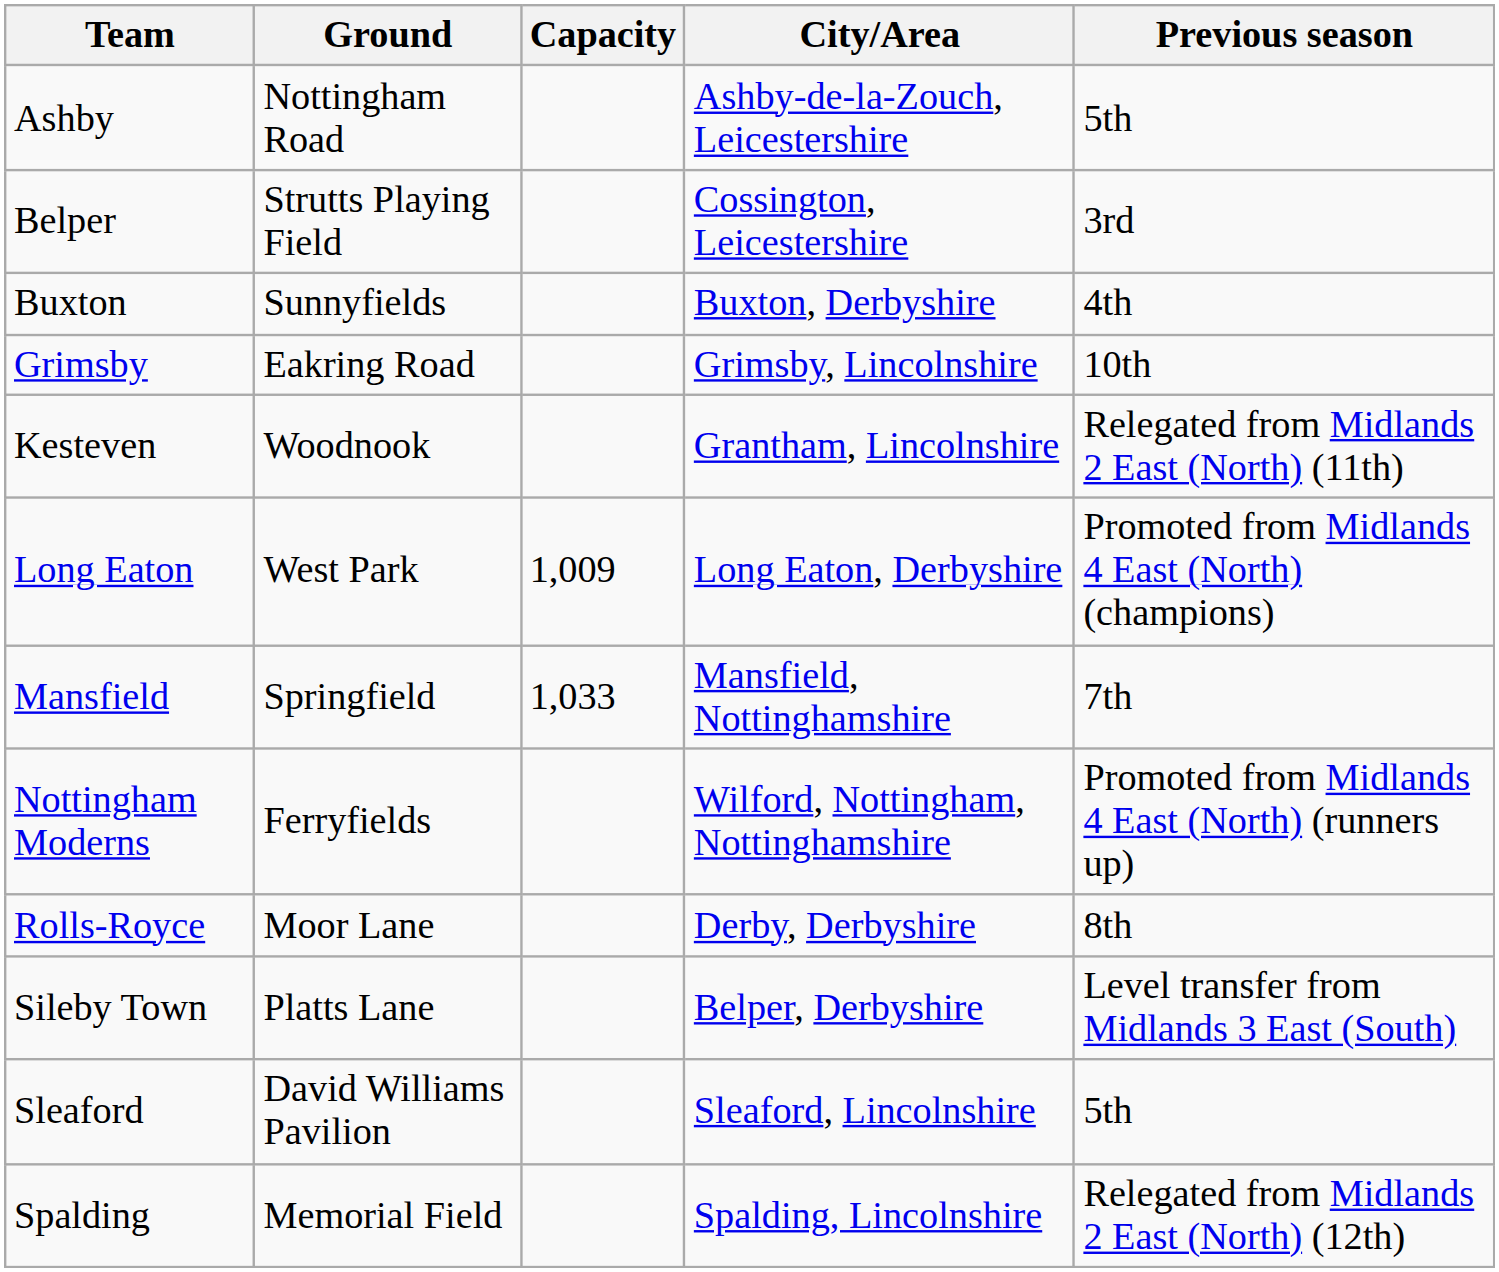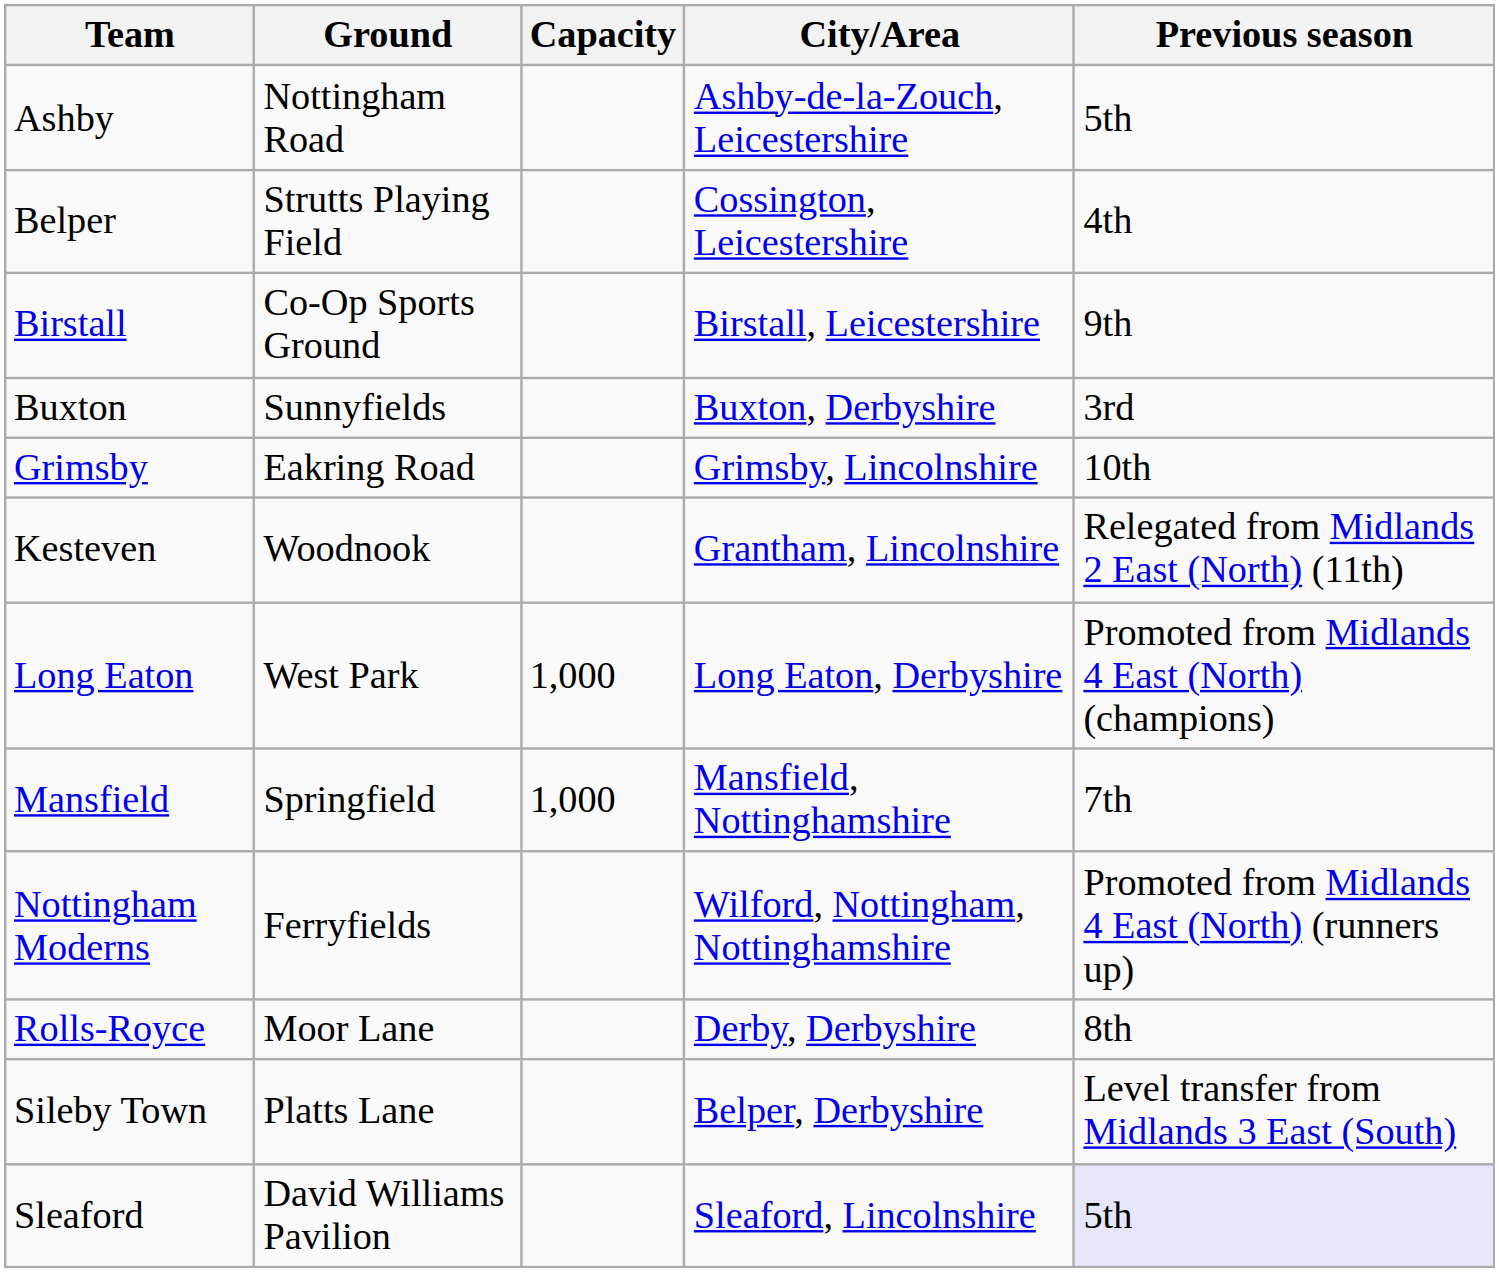(1109, 220) 3rd -> (1108, 220) 4th
+ row: (70, 324)
(1108, 302) 4th -> (1109, 406) 3rd
(573, 570) 1,009 -> (573, 674) 1,000
(573, 695) 1,033 -> (573, 799) 1,000
(1108, 1110) no background -> (1108, 1214) lavender background
- row: (82, 1214)
